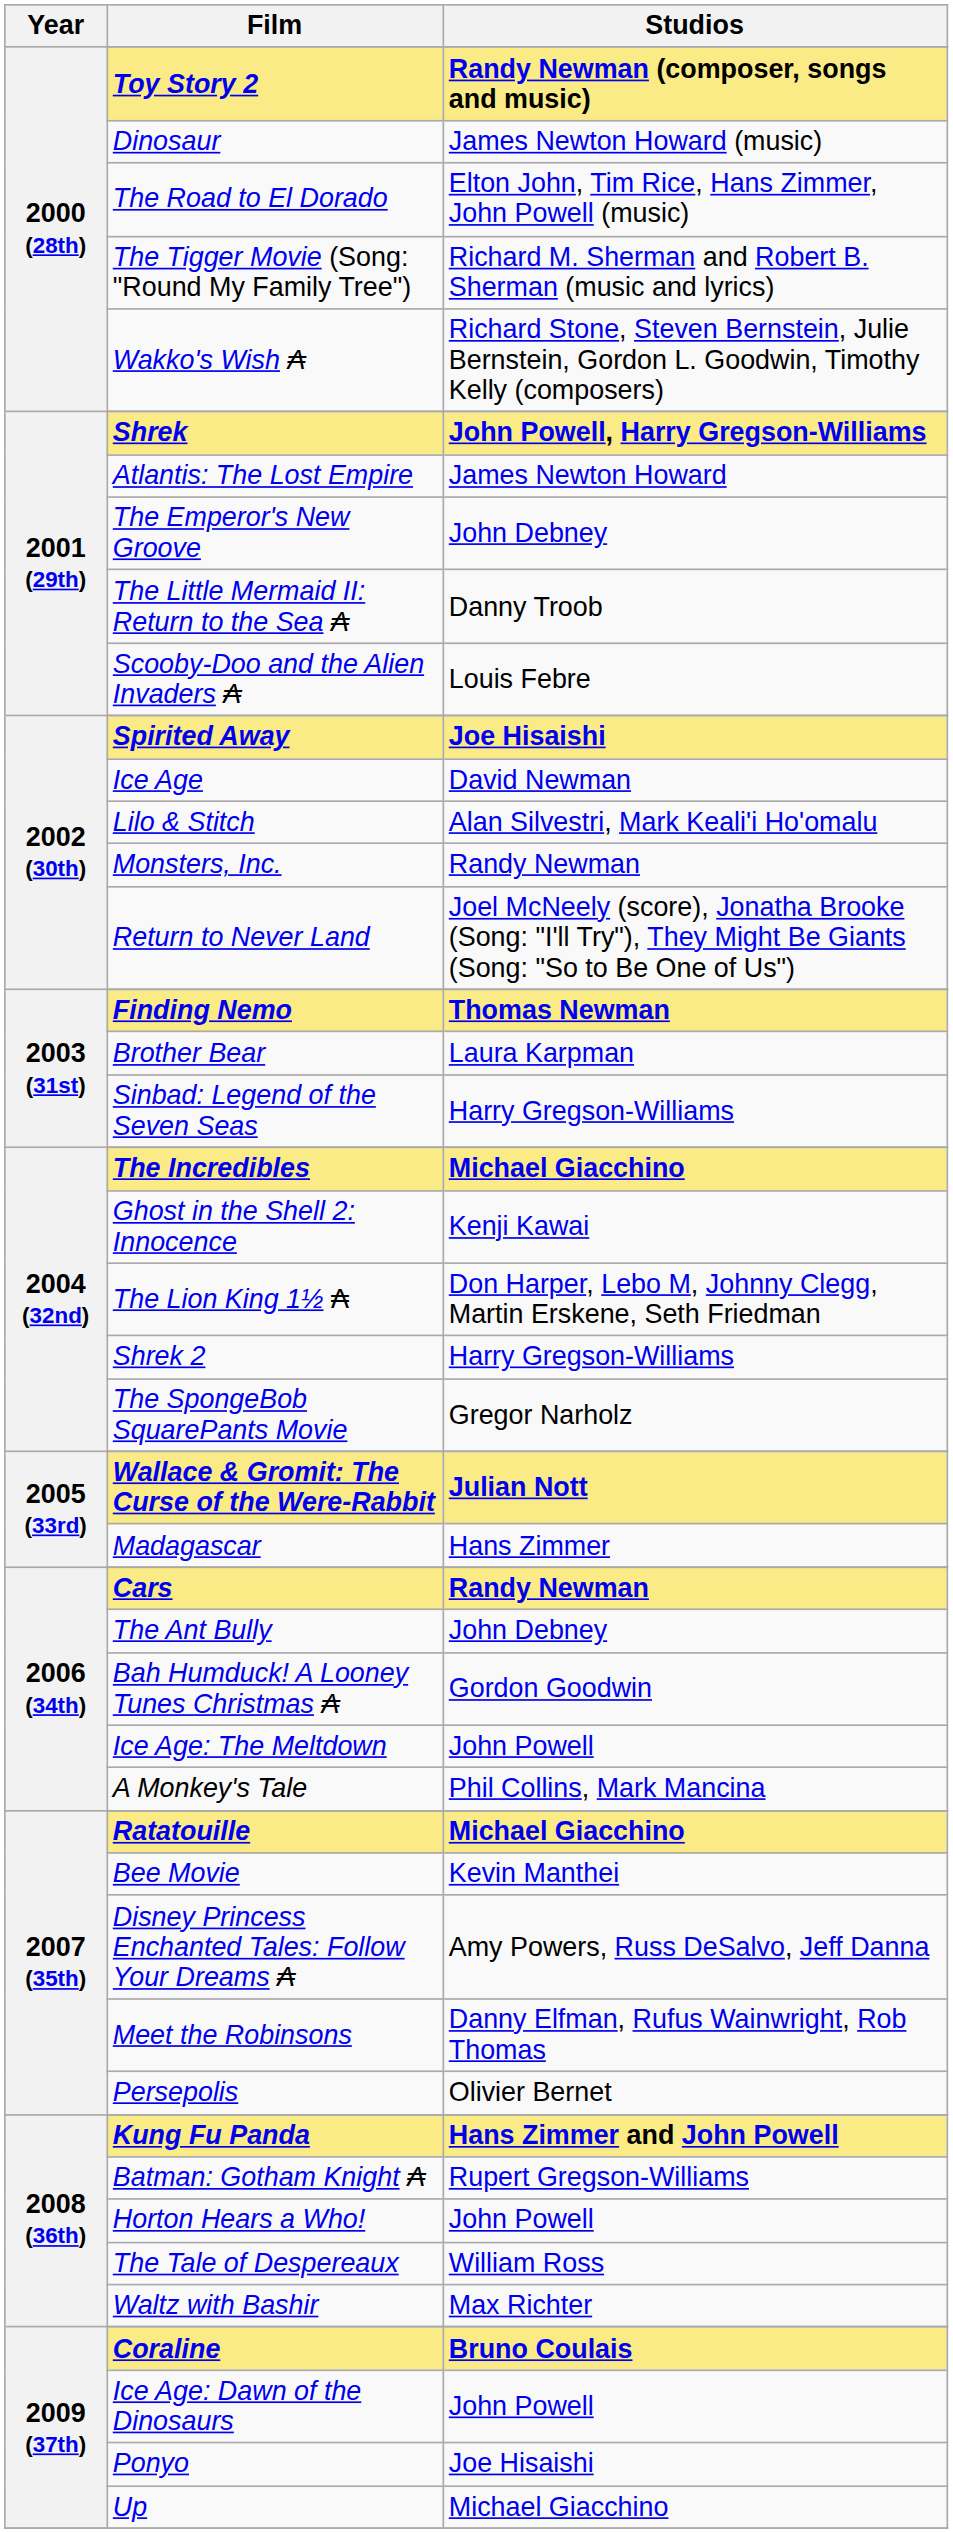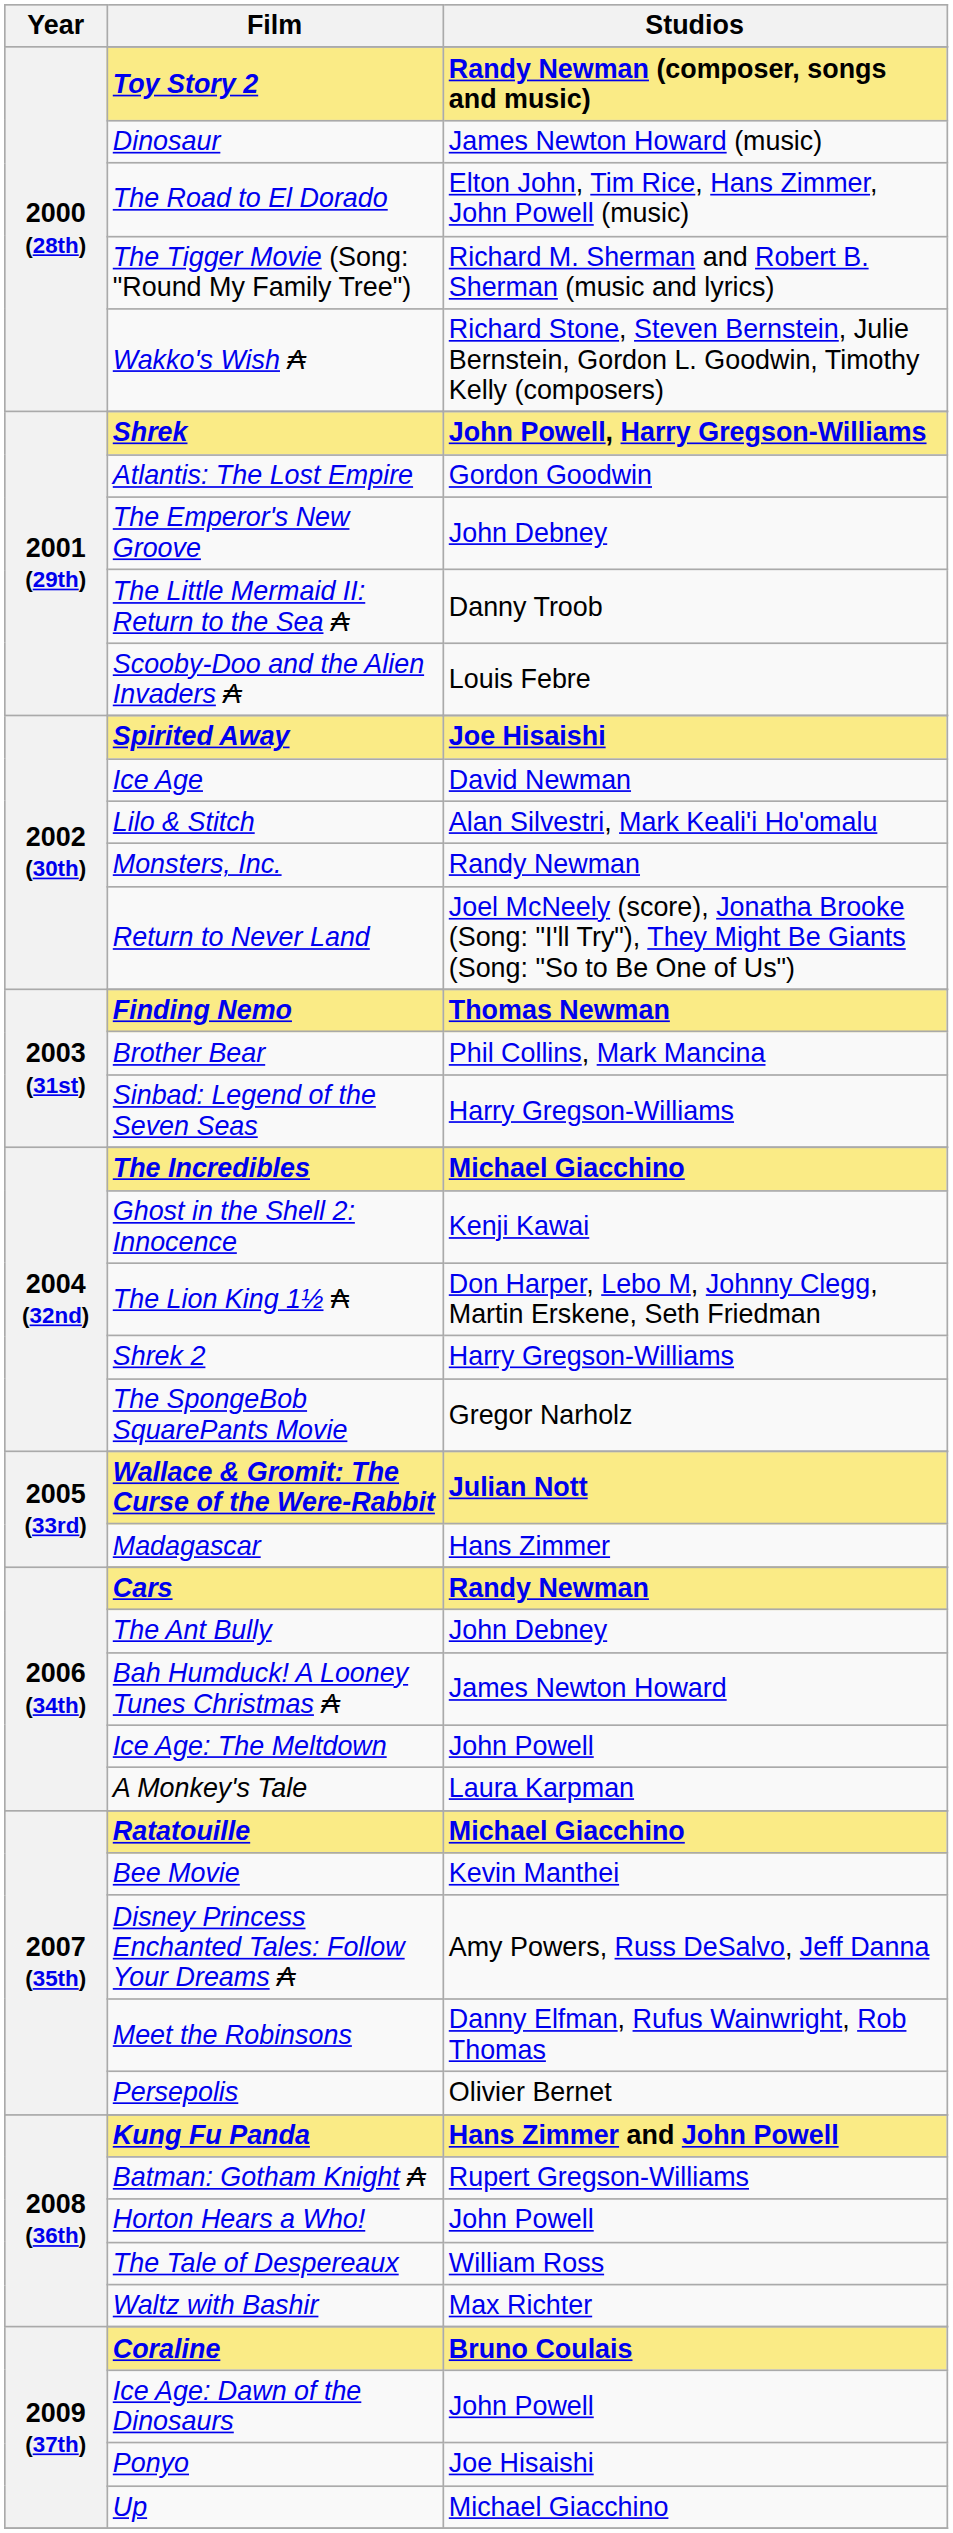(588, 475) James Newton Howard -> (550, 475) Gordon Goodwin
(541, 1052) Laura Karpman -> (607, 1052) Phil Collins, Mark Mancina
(550, 1688) Gordon Goodwin -> (588, 1688) James Newton Howard
(607, 1788) Phil Collins, Mark Mancina -> (541, 1788) Laura Karpman
